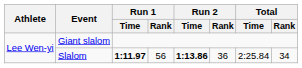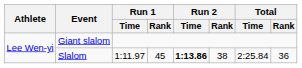(130, 56) bold -> (130, 56) normal
(161, 56) 56 -> (160, 56) 45
(223, 56) 36 -> (222, 56) 38
(284, 56) 34 -> (284, 56) 36
